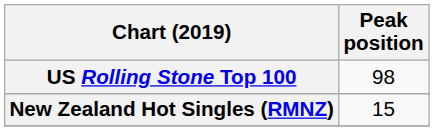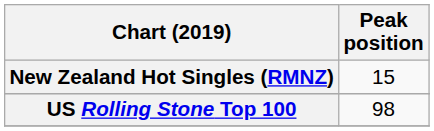rows swapped: (172, 109) <-> (172, 76)
